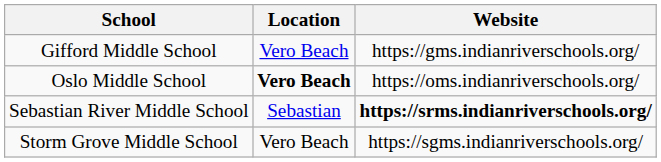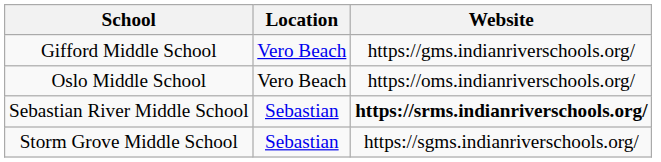(304, 80) bold -> (302, 80) normal
(304, 141) Vero Beach -> (302, 141) Sebastian
